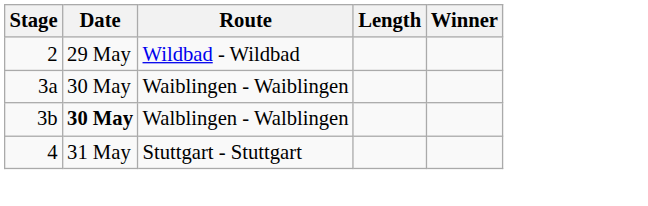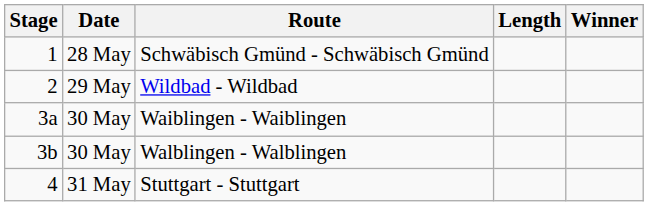+ row: (314, 53)
(100, 119) bold -> (99, 151) normal
